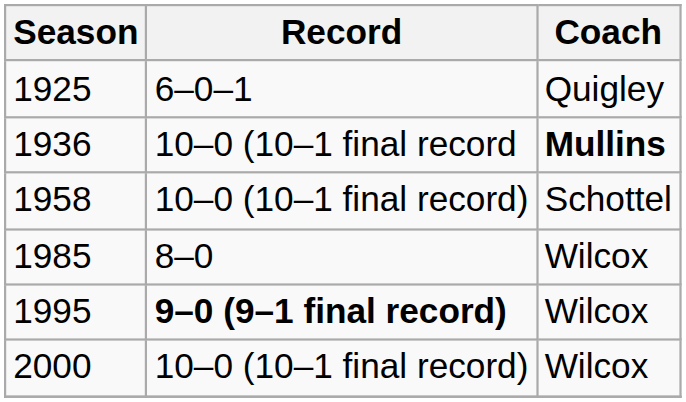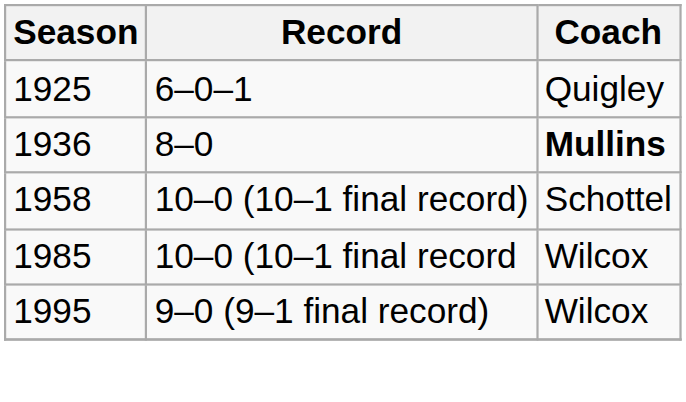(336, 144) 10–0 (10–1 final record -> (184, 144) 8–0
(184, 255) 8–0 -> (336, 255) 10–0 (10–1 final record
(331, 311) bold -> (322, 311) normal
- row: (52, 367)
